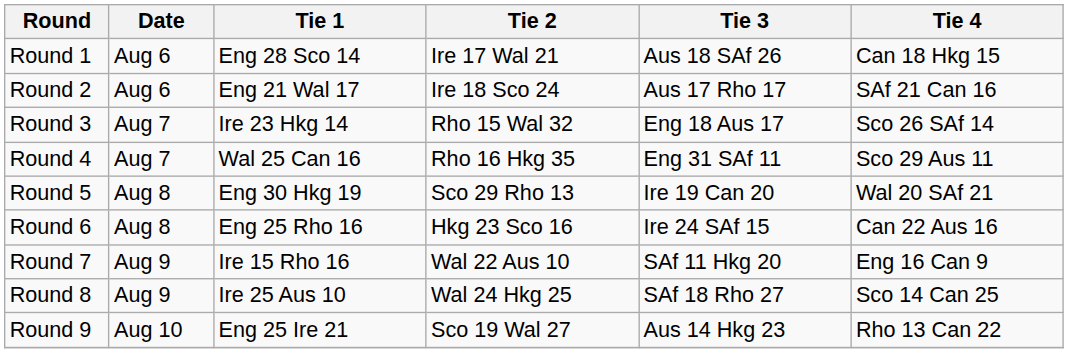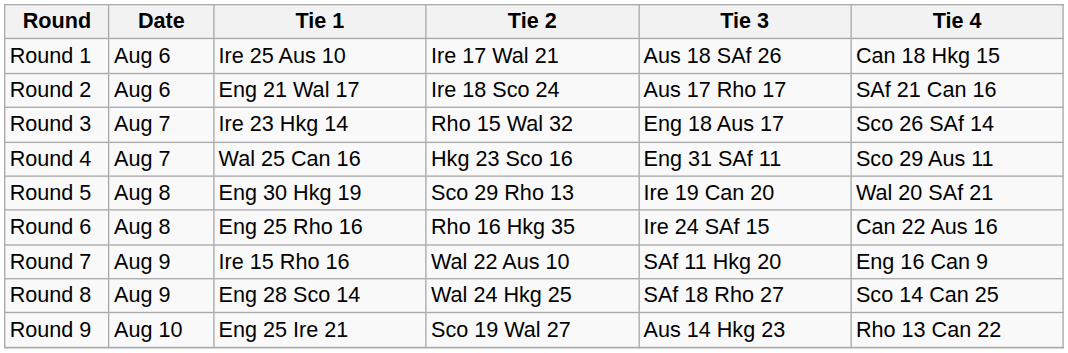(289, 55) Eng 28 Sco 14 -> (282, 55) Ire 25 Aus 10
(503, 158) Rho 16 Hkg 35 -> (502, 158) Hkg 23 Sco 16
(502, 227) Hkg 23 Sco 16 -> (503, 227) Rho 16 Hkg 35
(282, 295) Ire 25 Aus 10 -> (289, 295) Eng 28 Sco 14
